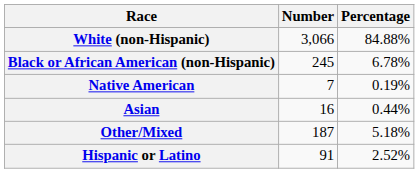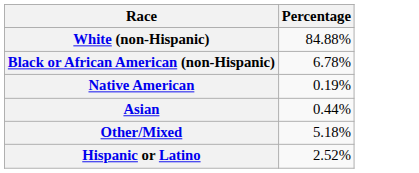- column: (308, 16)
